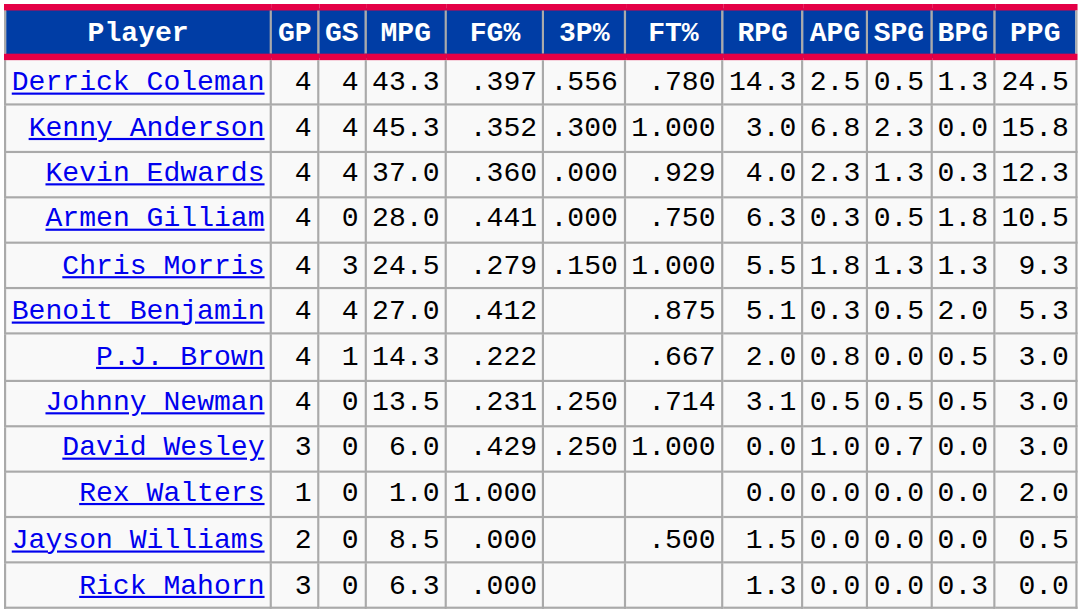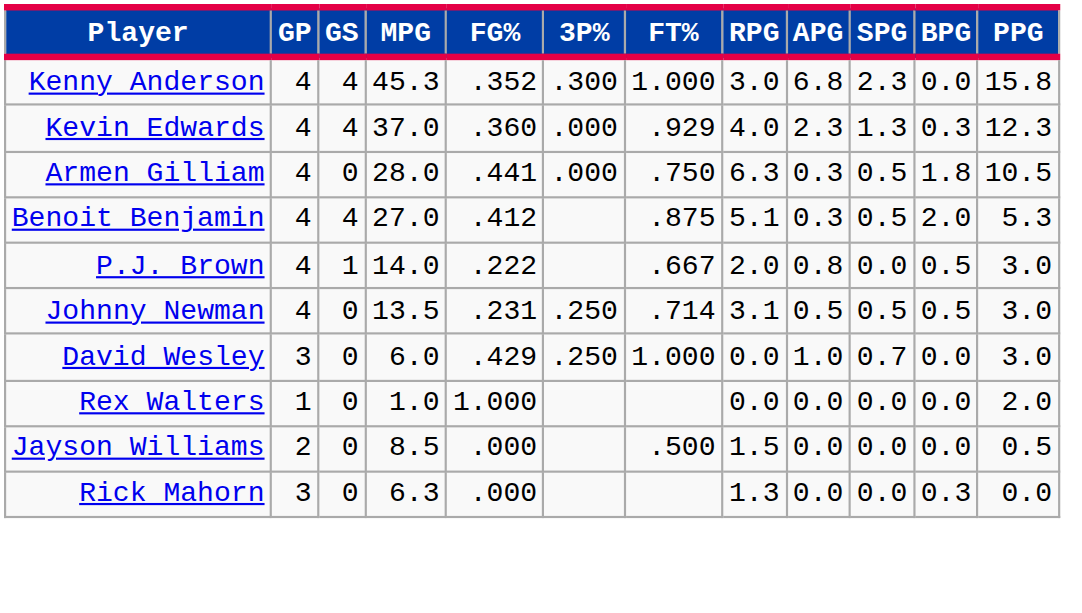- row: (138, 82)
- row: (163, 265)
(406, 357) 14.3 -> (406, 265) 14.0
